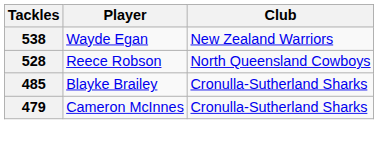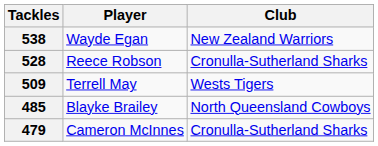(281, 61) North Queensland Cowboys -> (279, 61) Cronulla-Sutherland Sharks
+ row: (34, 84)
(279, 84) Cronulla-Sutherland Sharks -> (281, 107) North Queensland Cowboys
